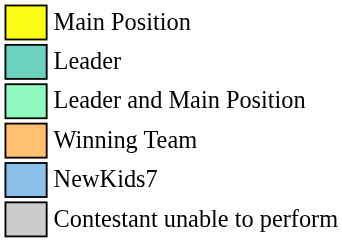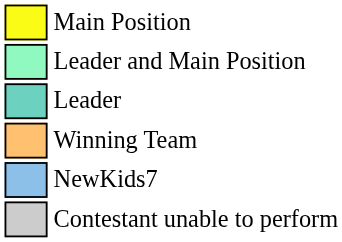rows swapped: (87, 61) <-> (180, 100)
